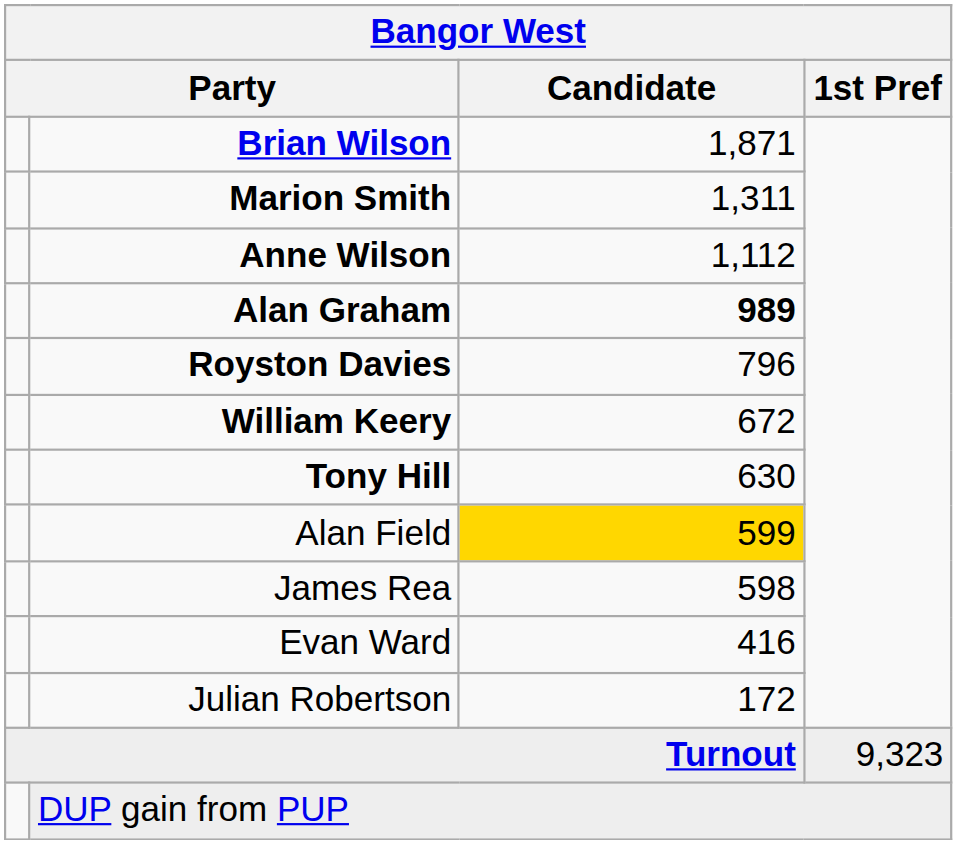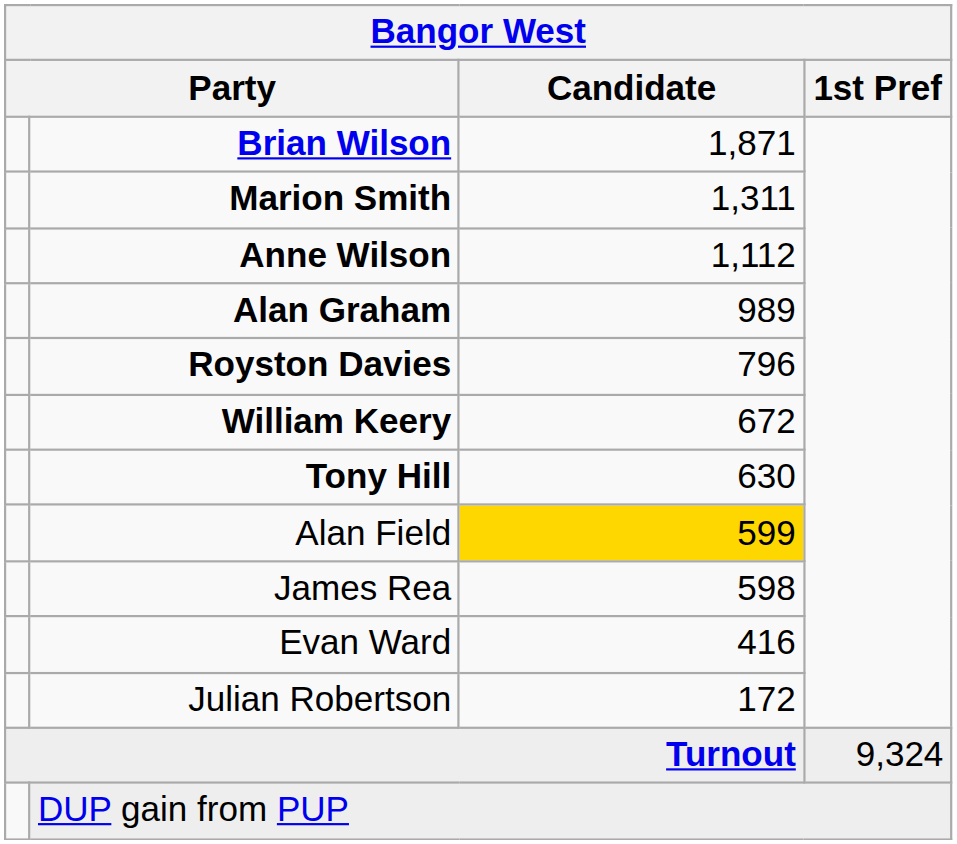(767, 310) bold -> (767, 310) normal
(900, 754) 9,323 -> (900, 754) 9,324
